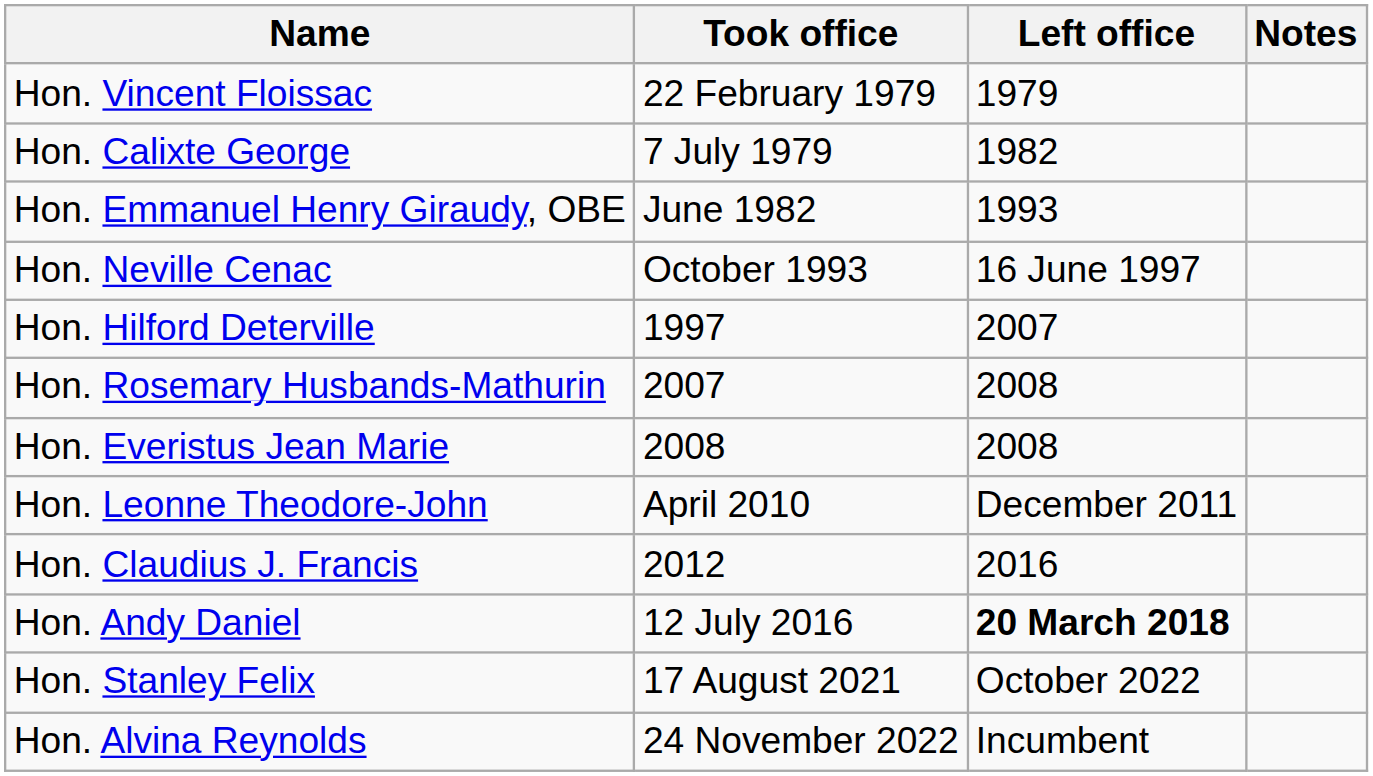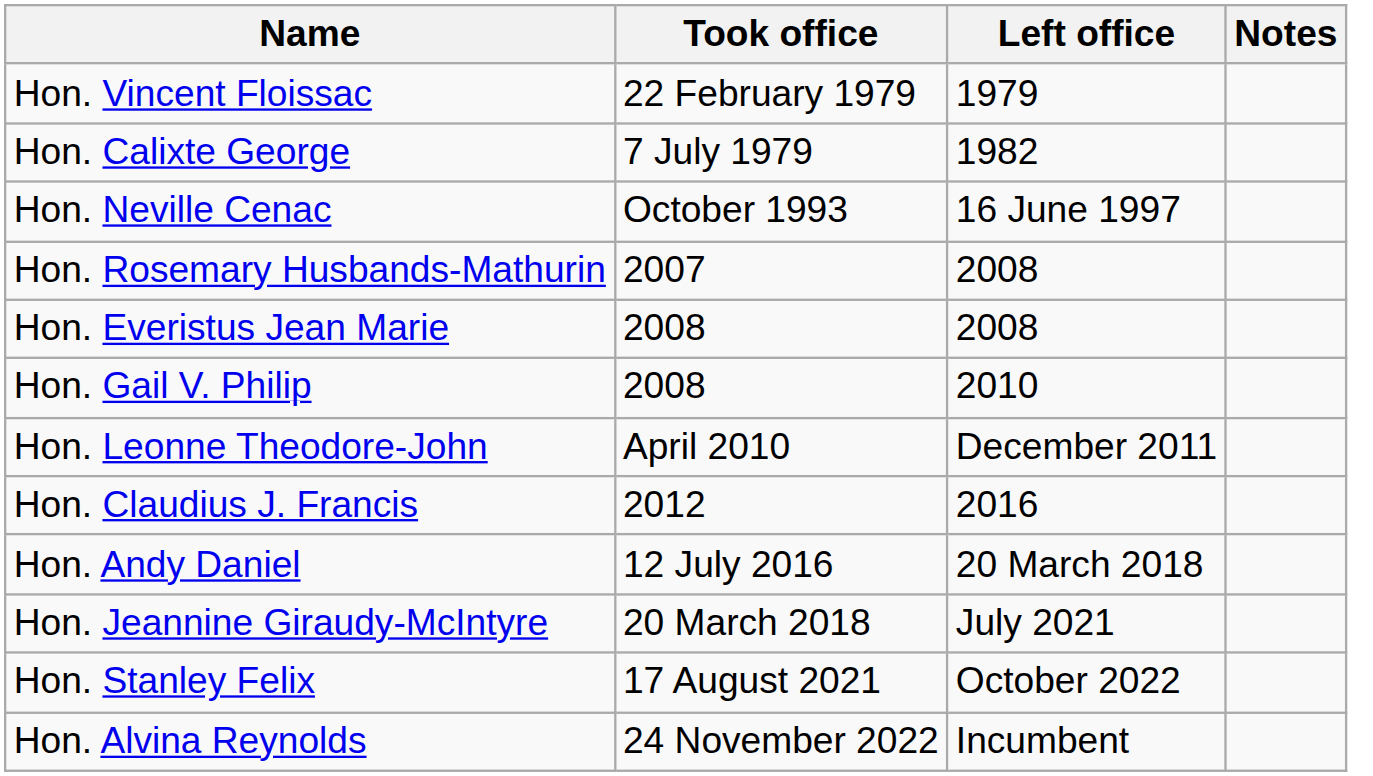- row: (320, 210)
- row: (194, 328)
+ row: (163, 387)
(1103, 622) bold -> (1080, 563) normal
+ row: (281, 622)
